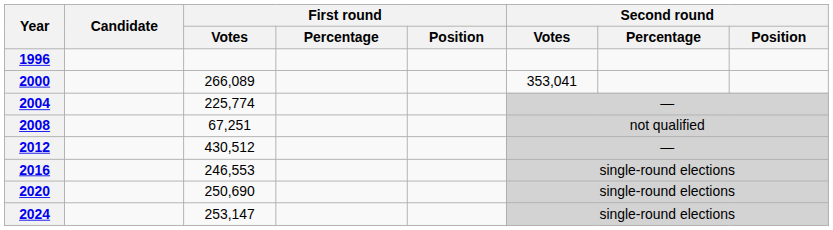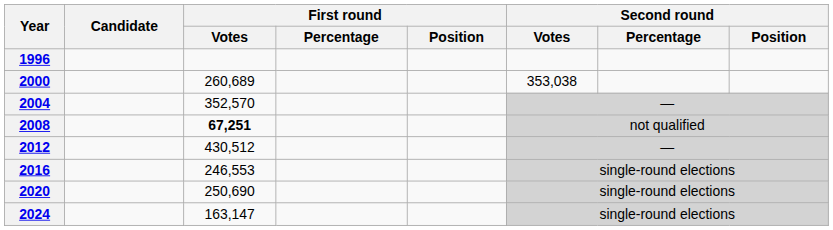(230, 81) 266,089 -> (230, 81) 260,689
(552, 81) 353,041 -> (552, 81) 353,038
(230, 103) 225,774 -> (230, 103) 352,570
(230, 125) normal -> (230, 125) bold
(230, 214) 253,147 -> (230, 214) 163,147
